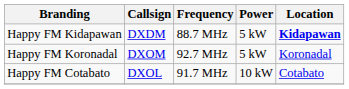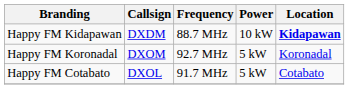(253, 34) 5 kW -> (256, 34) 10 kW
(256, 73) 10 kW -> (253, 73) 5 kW
